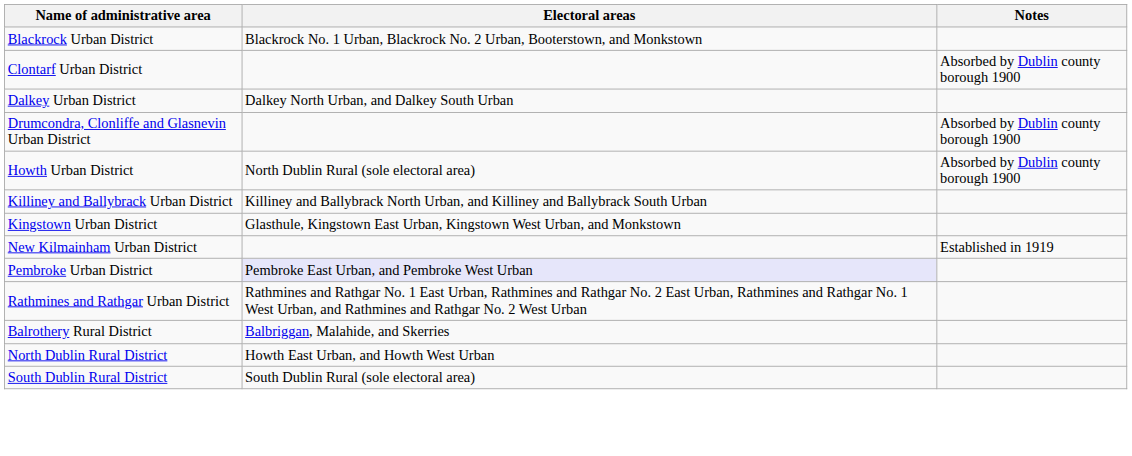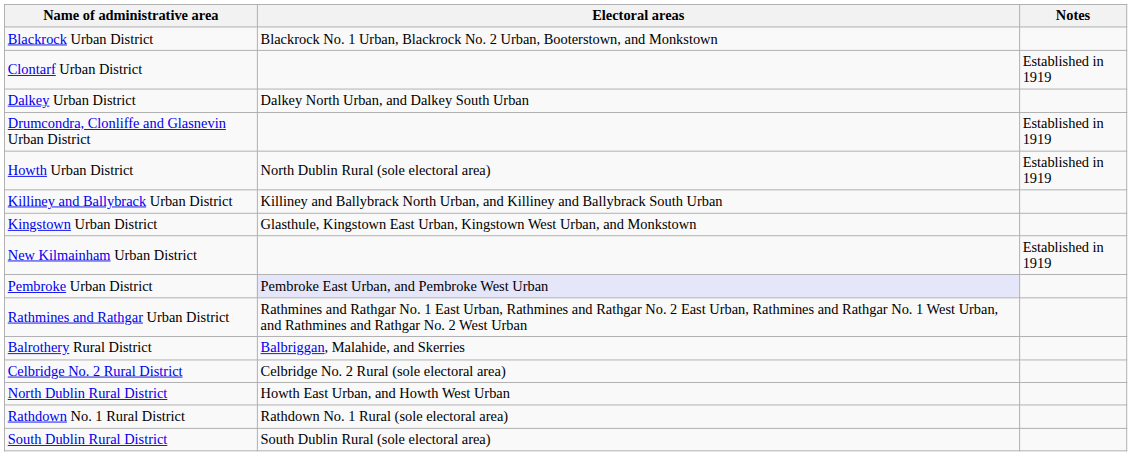(1020, 69) Absorbed by Dublin county borough 1900 -> (1063, 69) Established in 1919
(1020, 131) Absorbed by Dublin county borough 1900 -> (1063, 131) Established in 1919
(1020, 170) Absorbed by Dublin county borough 1900 -> (1063, 170) Established in 1919
+ row: (95, 370)
+ row: (96, 416)
